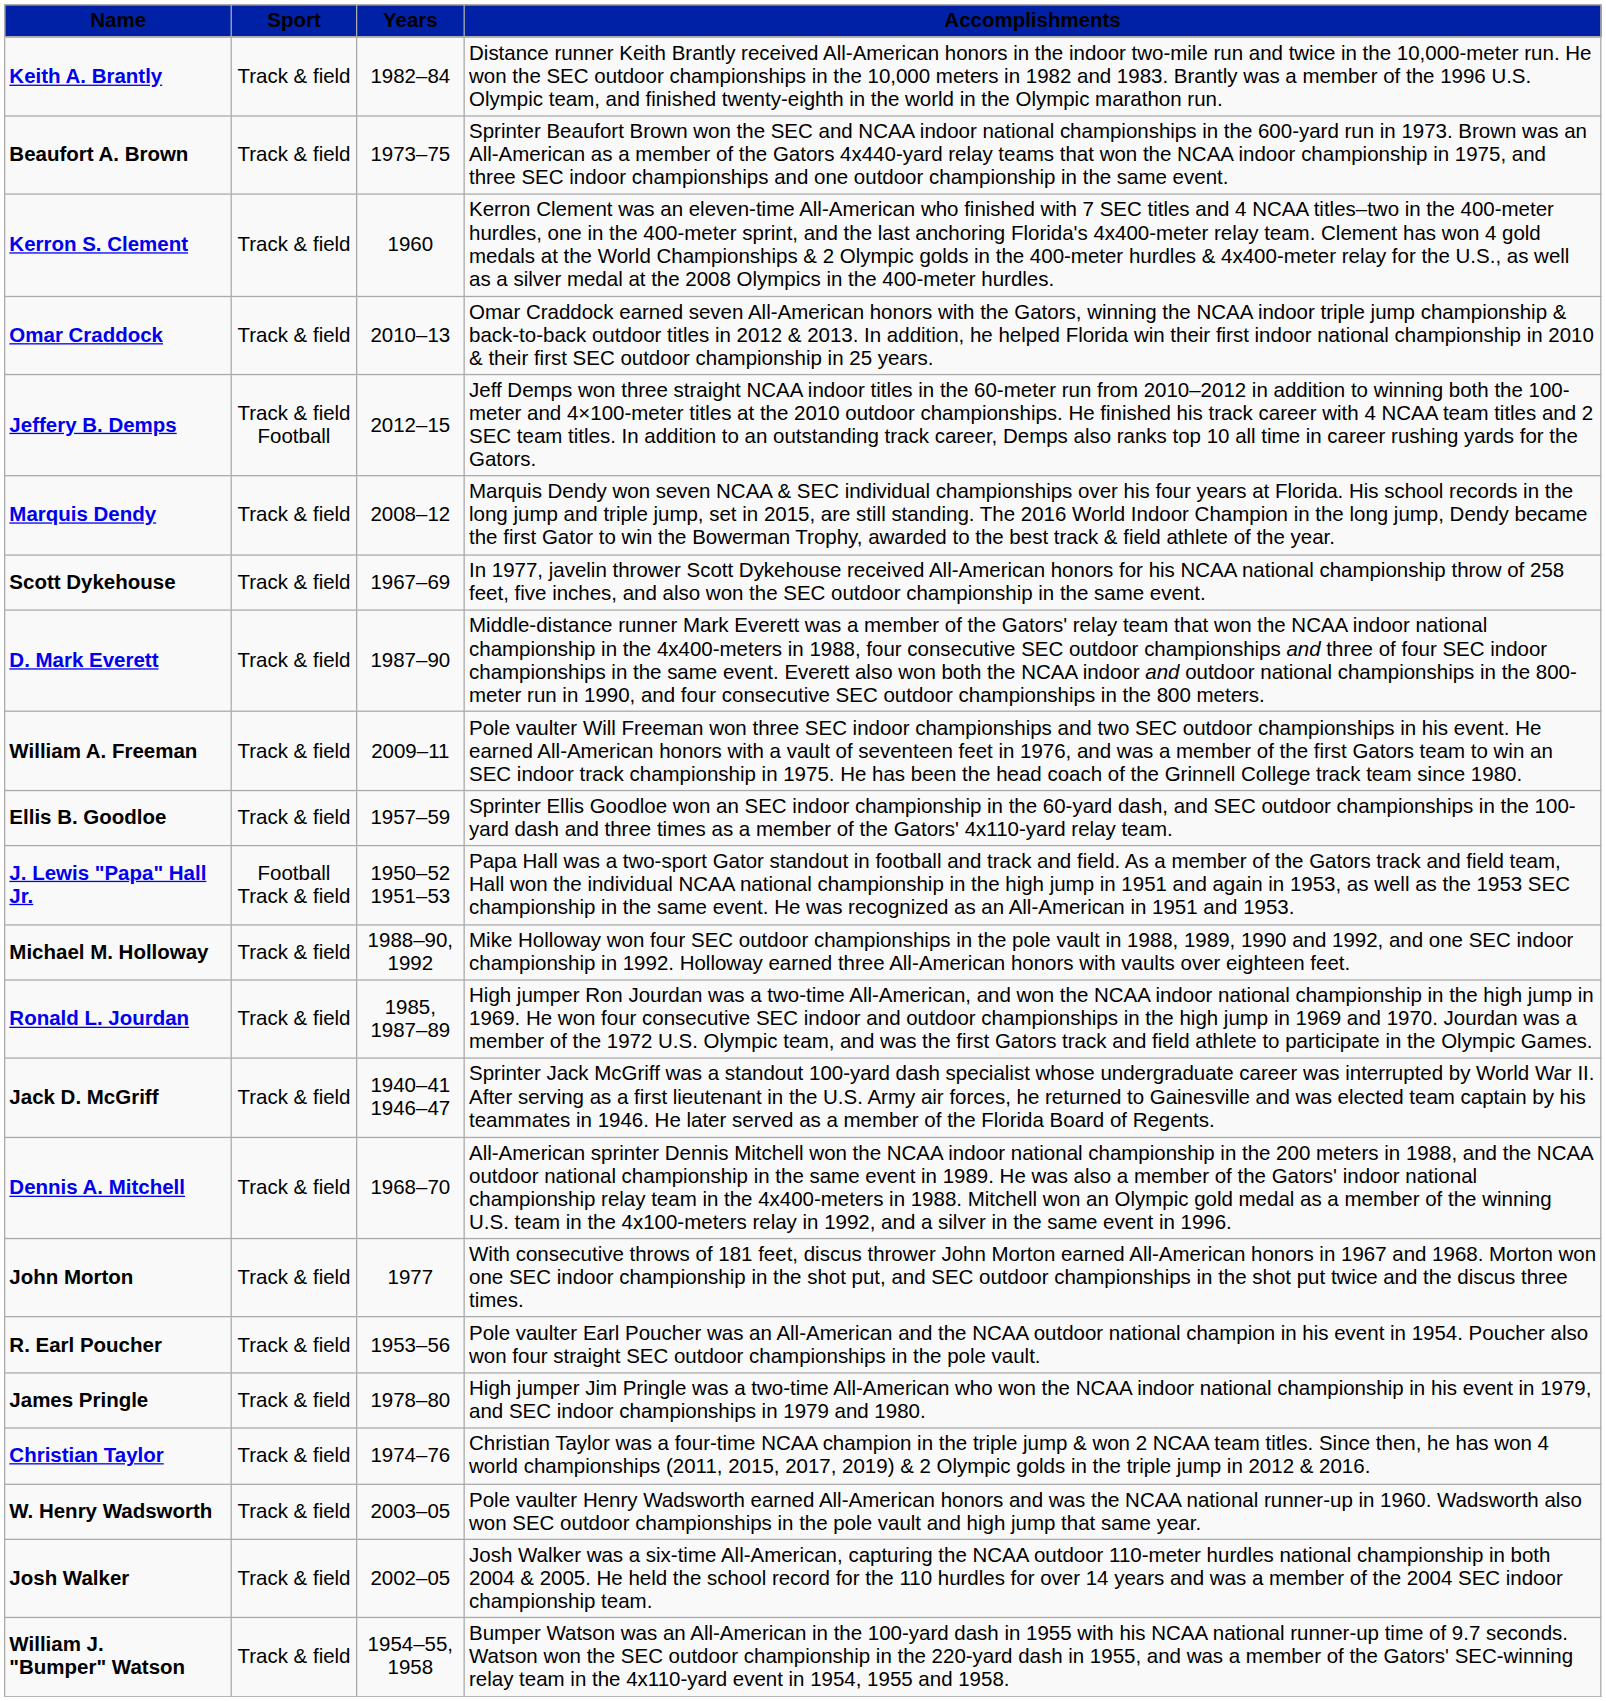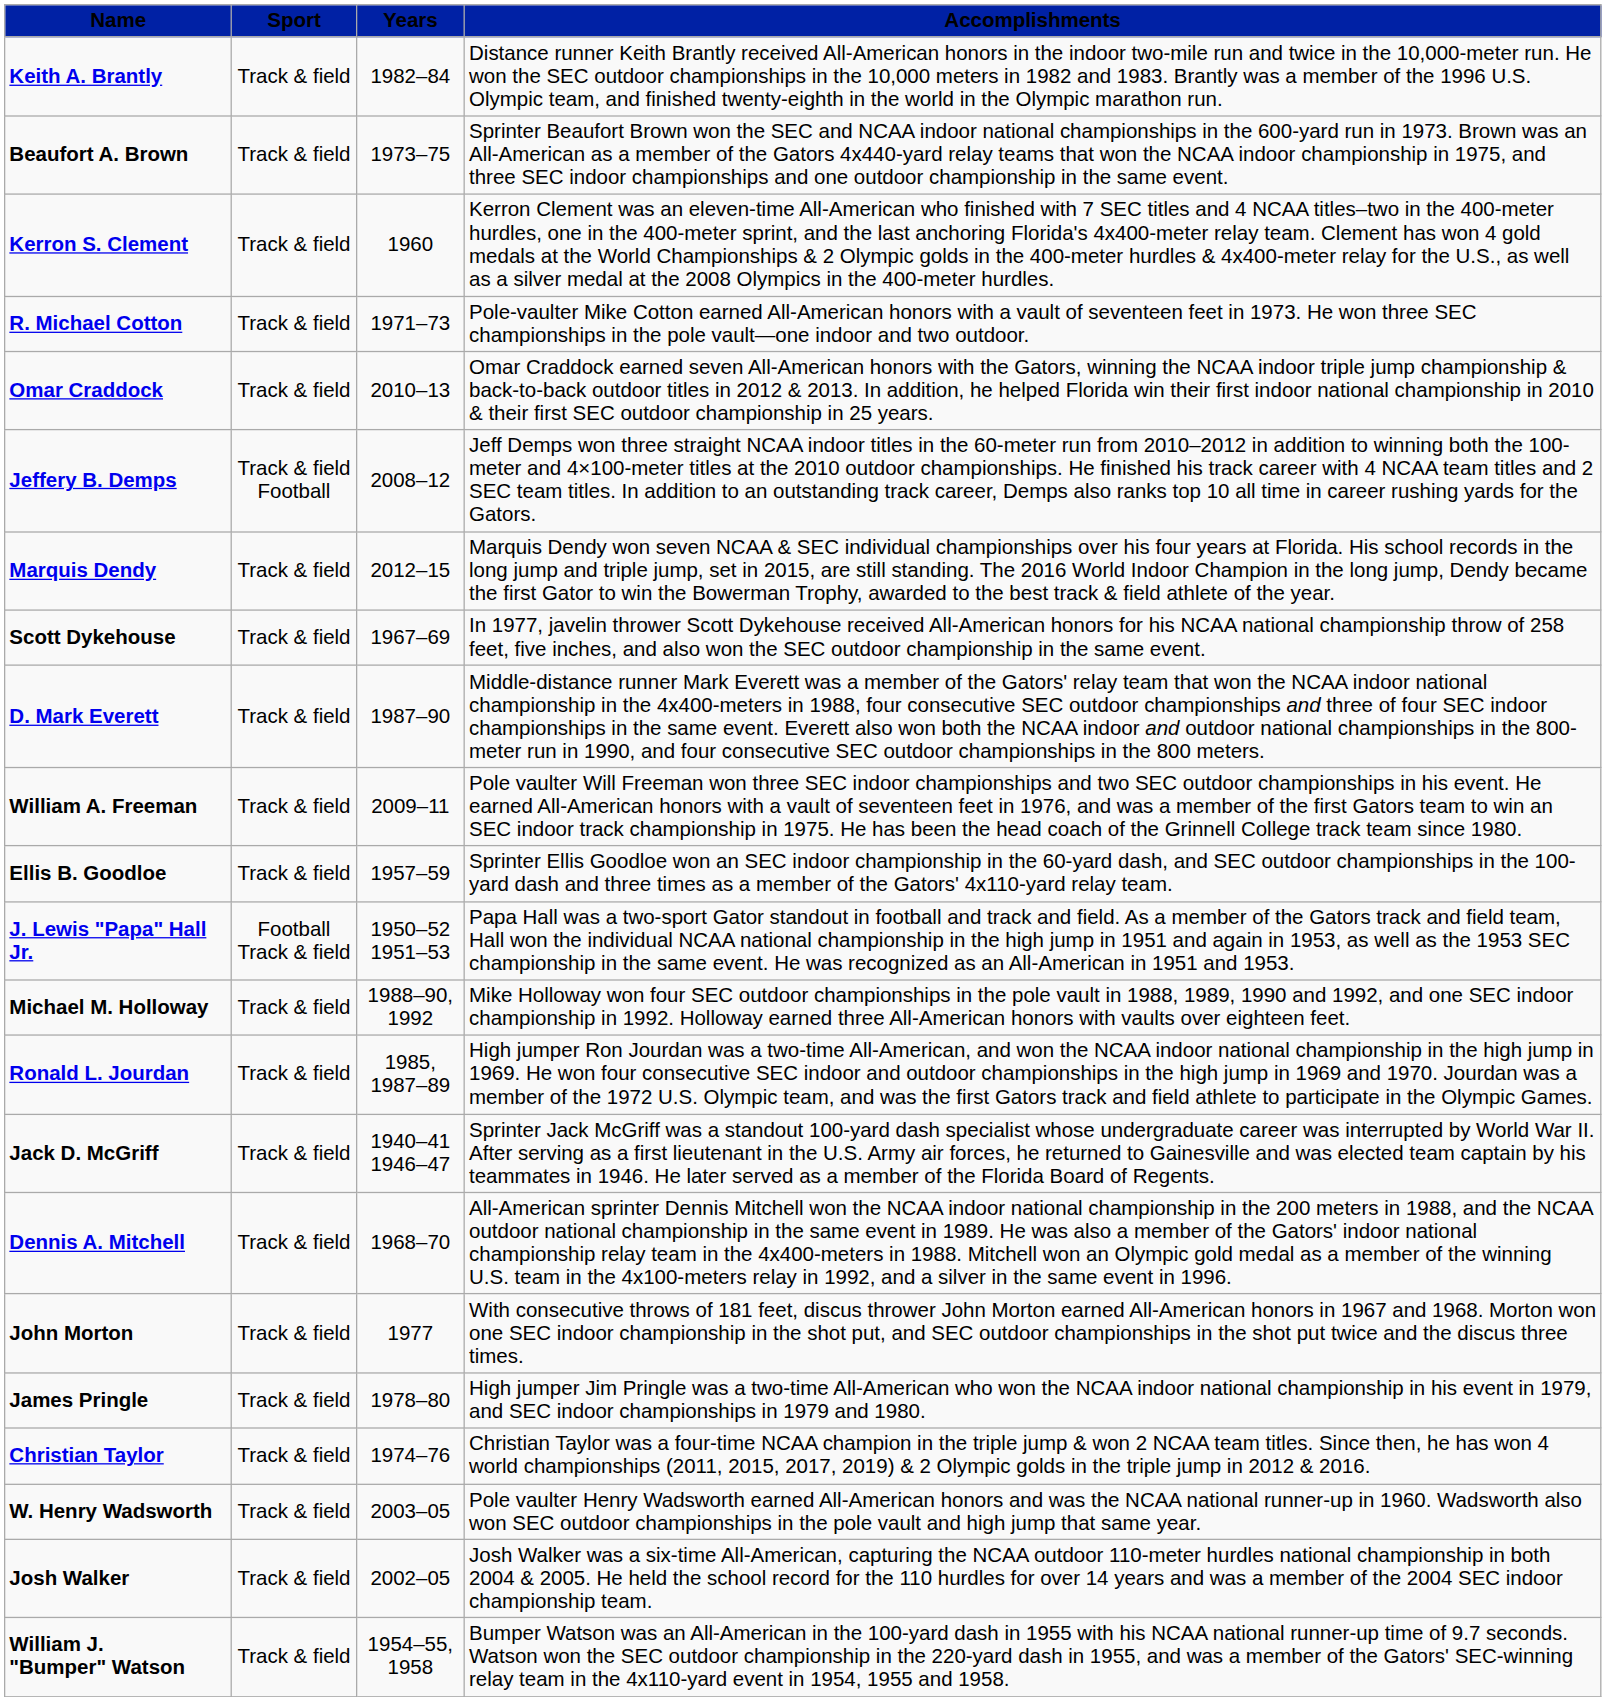+ row: (96, 323)
(410, 425) 2012–15 -> (410, 480) 2008–12
(410, 515) 2008–12 -> (410, 570) 2012–15
- row: (86, 1344)
